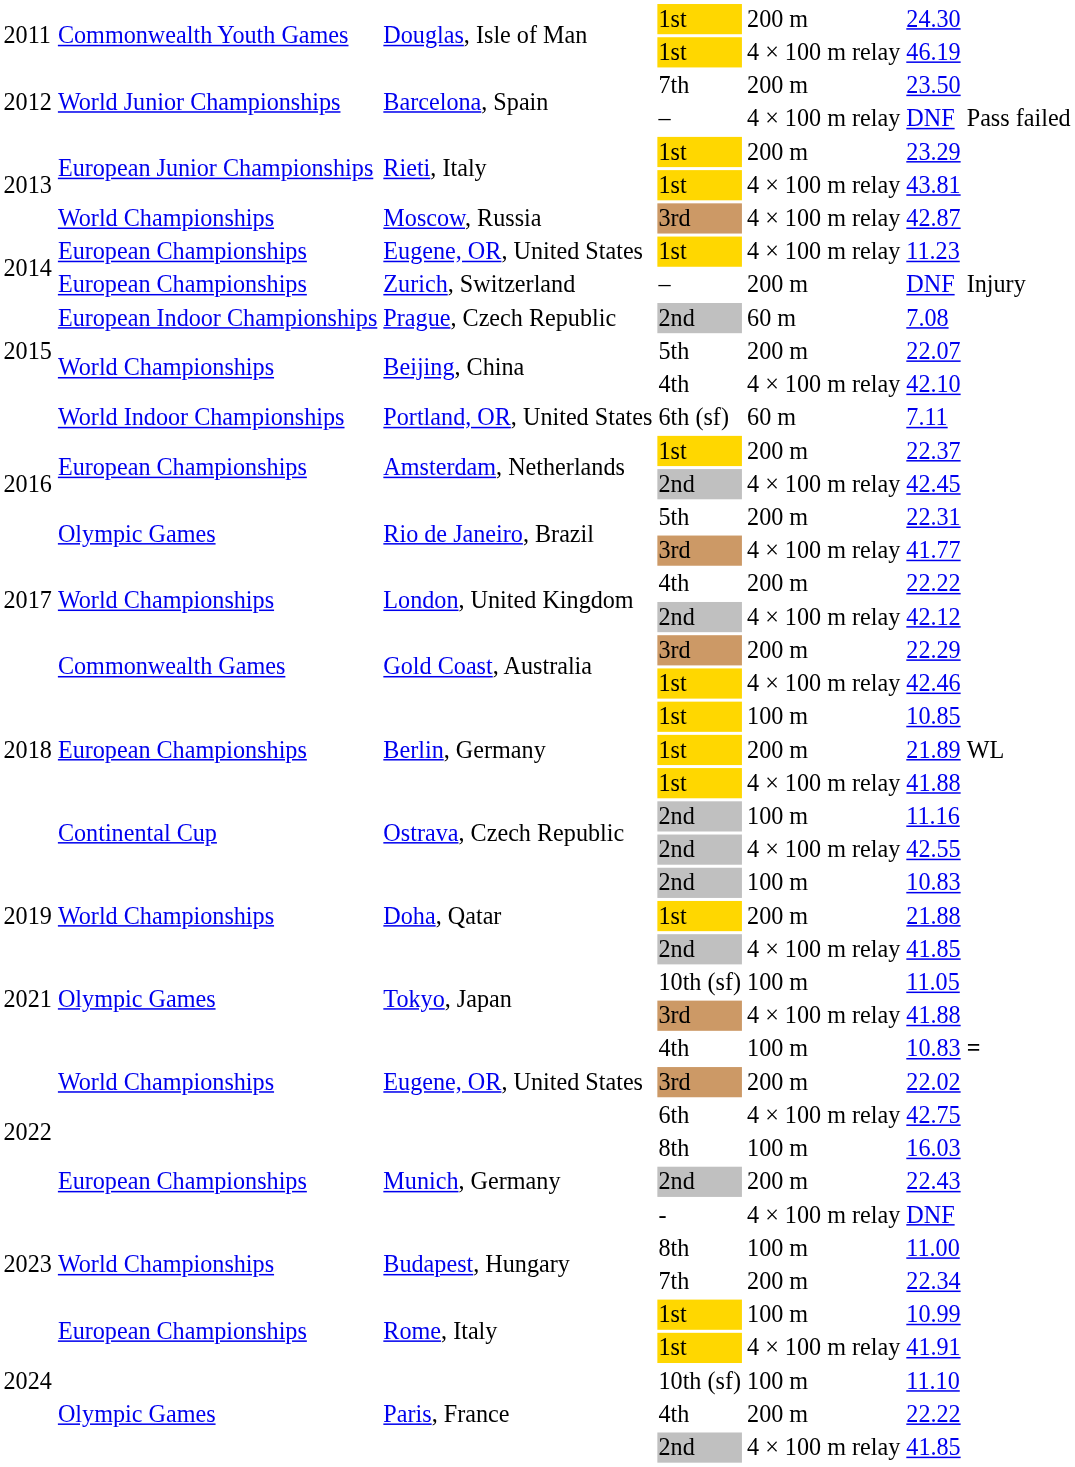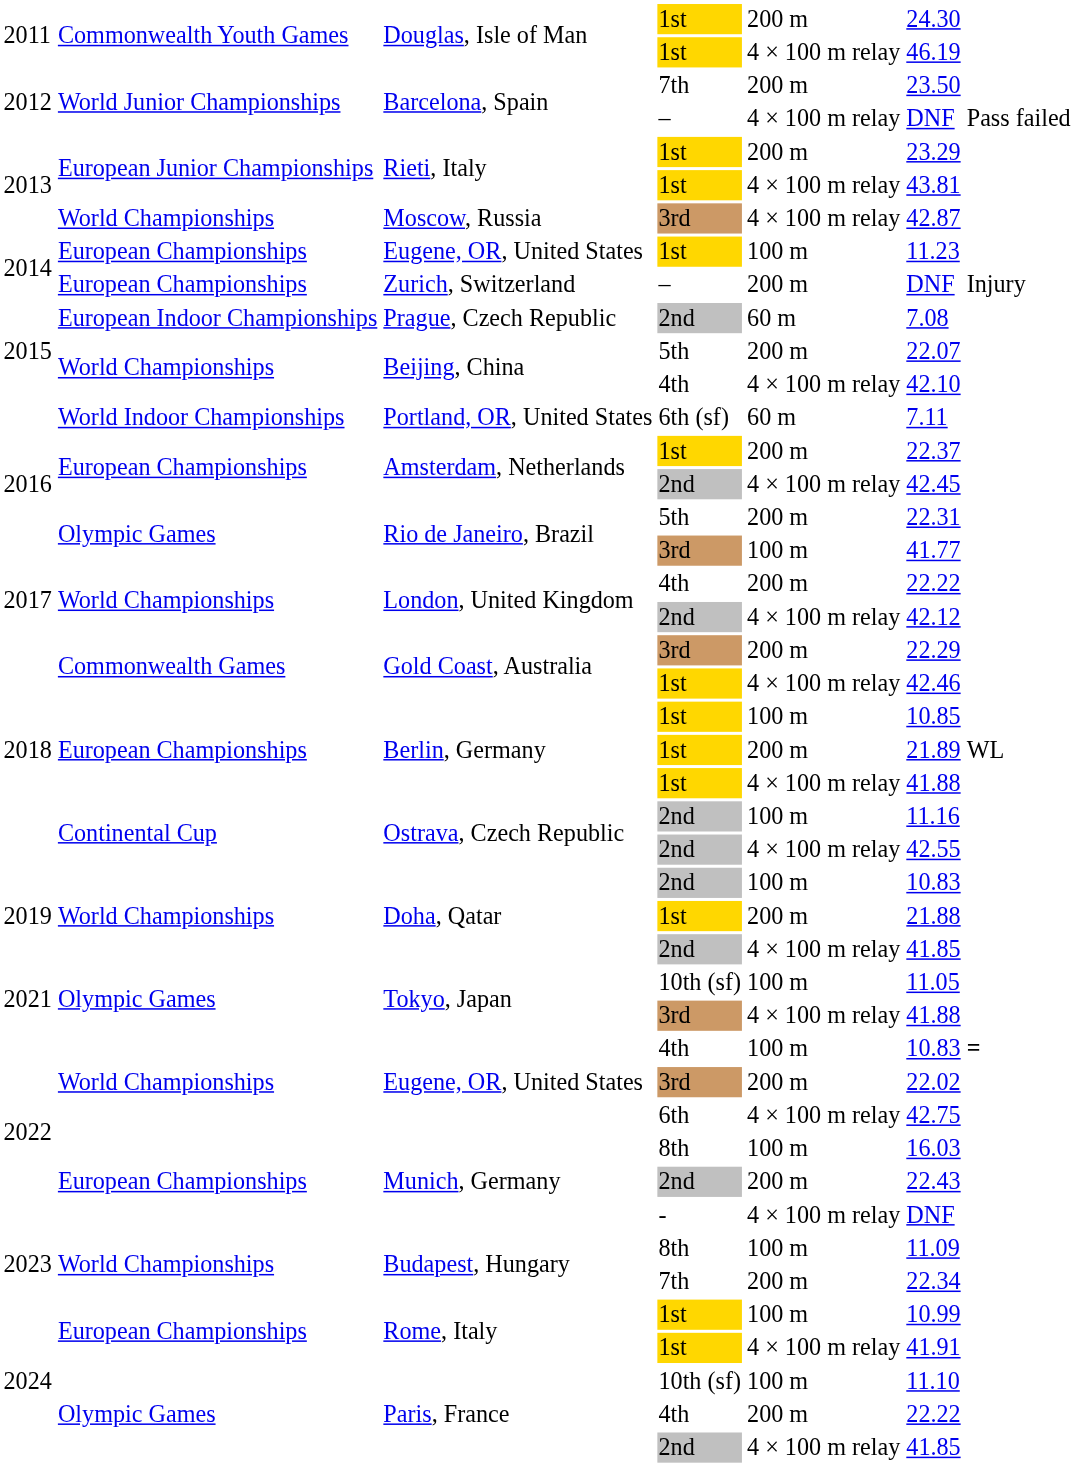(824, 251) 4 × 100 m relay -> (778, 251) 100 m
(824, 550) 4 × 100 m relay -> (778, 550) 100 m
(933, 1248) 11.00 -> (933, 1248) 11.09
